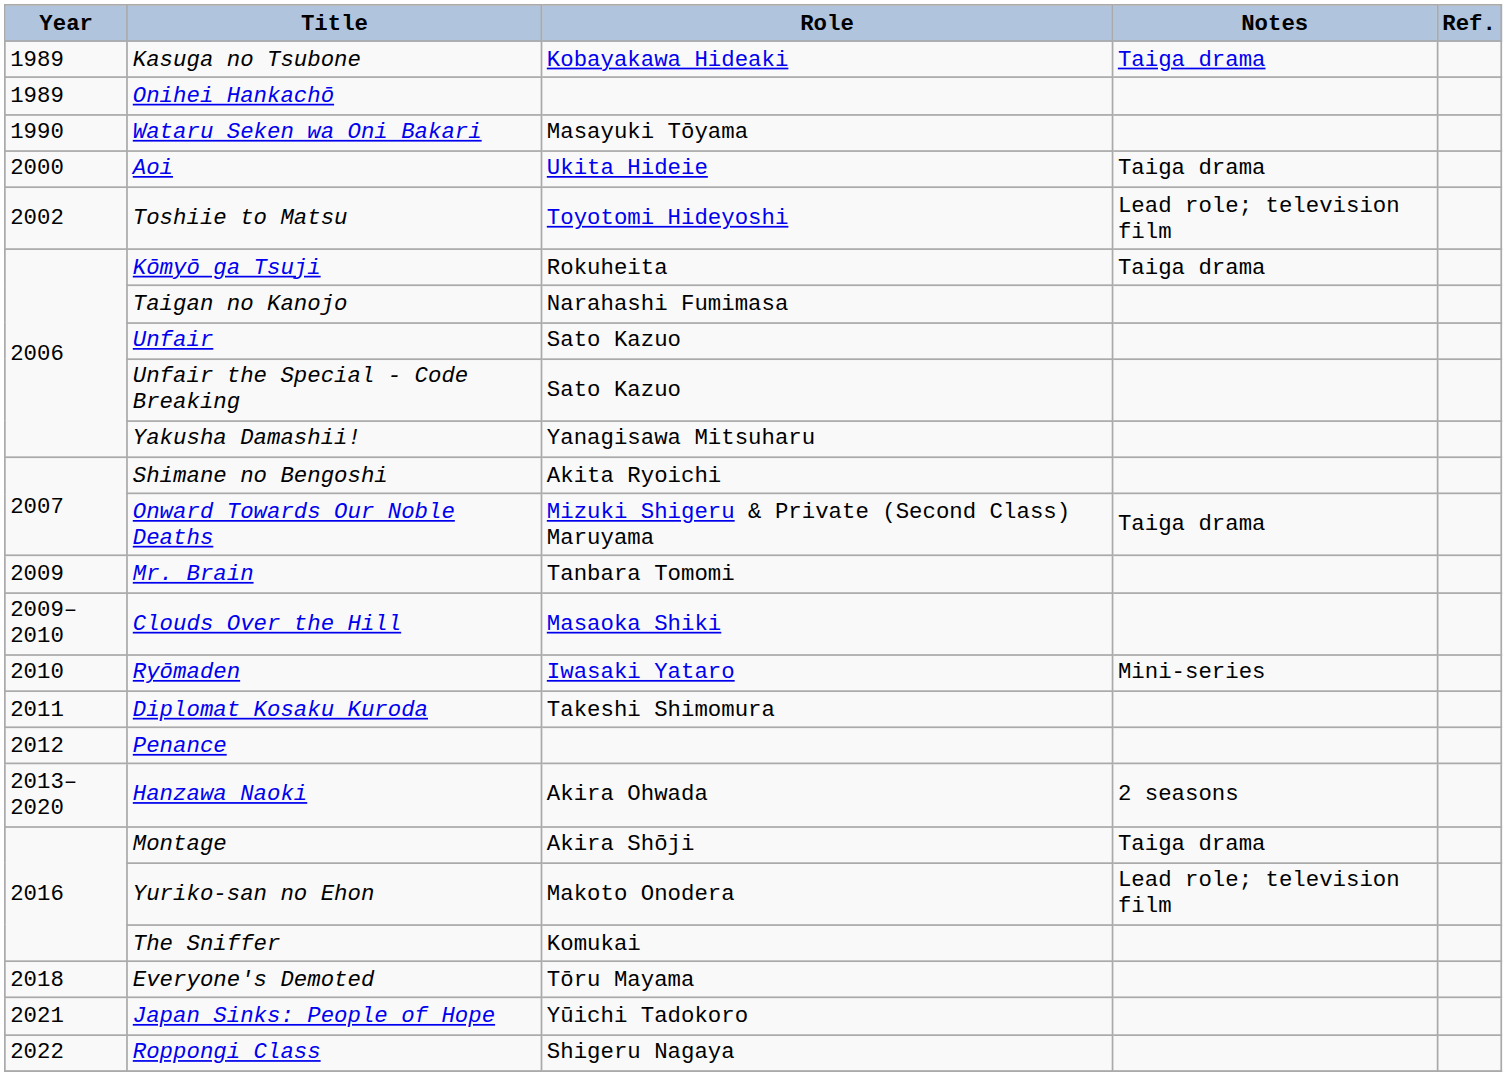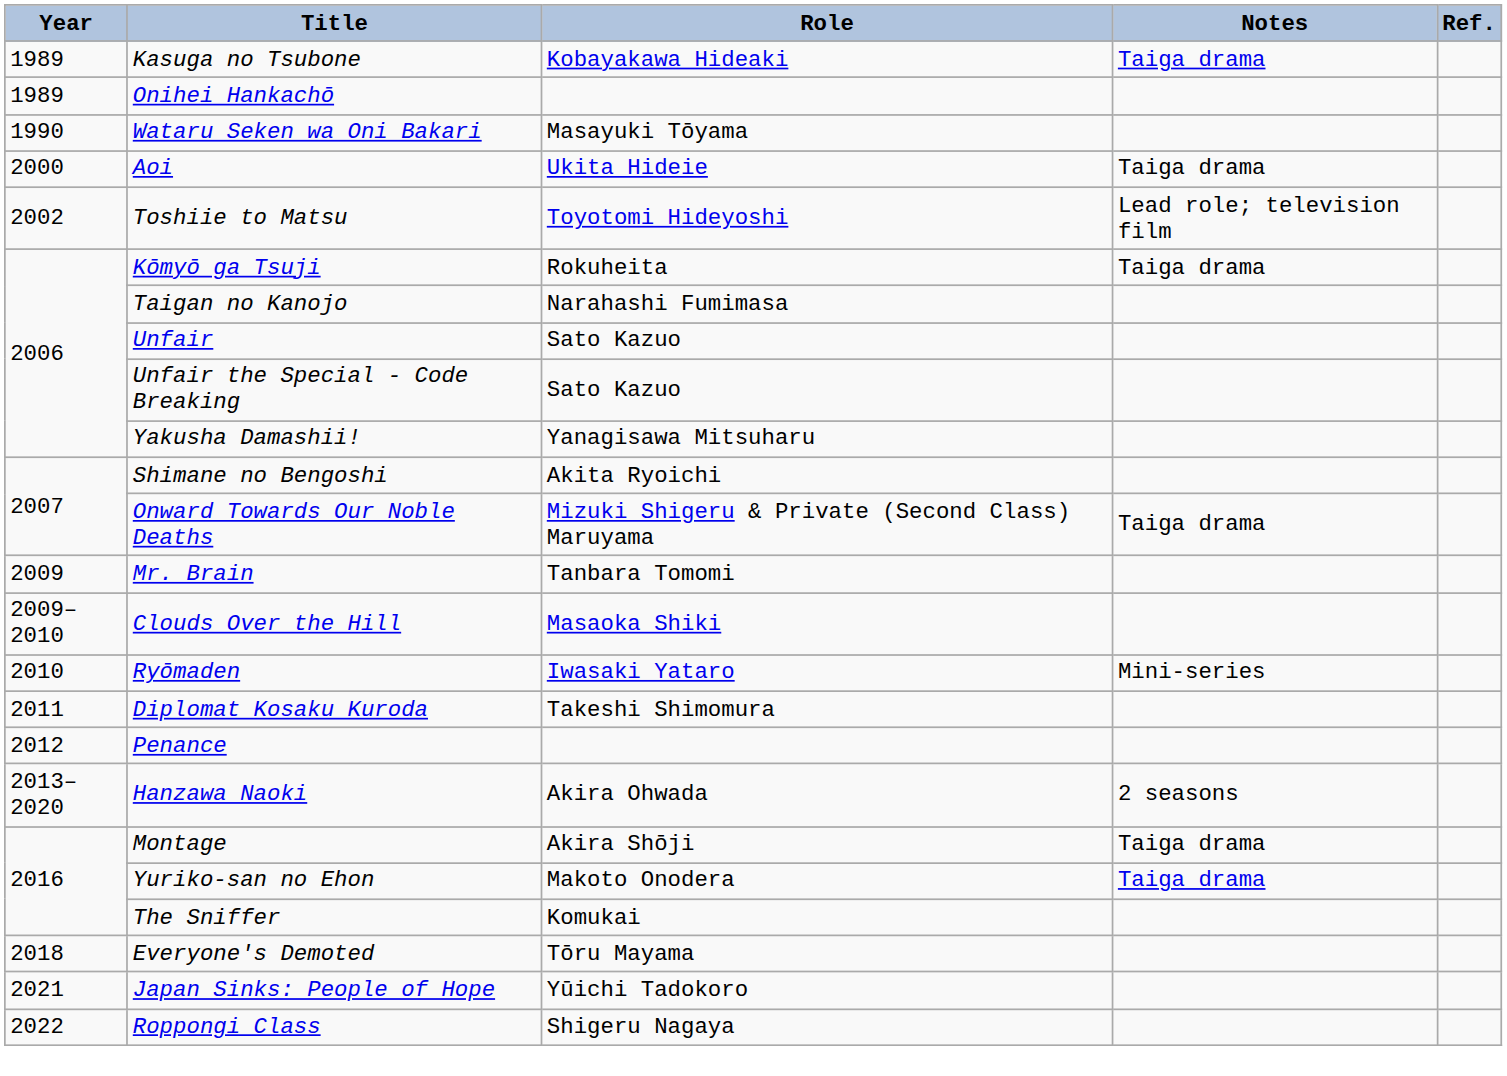(1259, 894) Lead role; television film -> (1192, 881) Taiga drama
